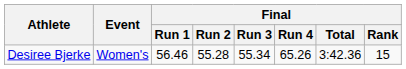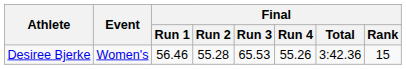(254, 55) 55.34 -> (254, 55) 65.53
(295, 55) 65.26 -> (295, 55) 55.26
